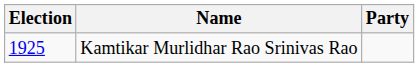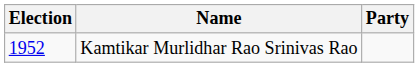(27, 47) 1925 -> (27, 47) 1952
